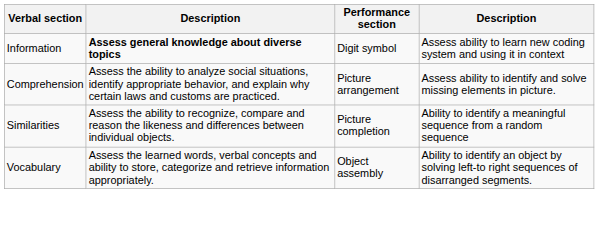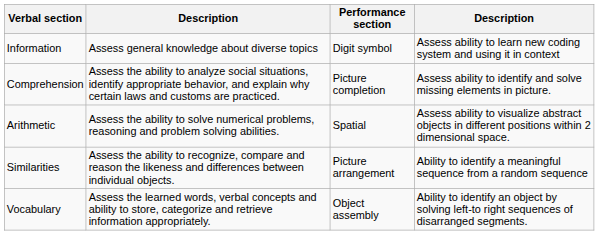(195, 48) bold -> (203, 48) normal
(368, 84) Picture arrangement -> (359, 84) Picture completion
+ row: (31, 126)
(363, 126) Picture completion -> (364, 167) Picture arrangement
